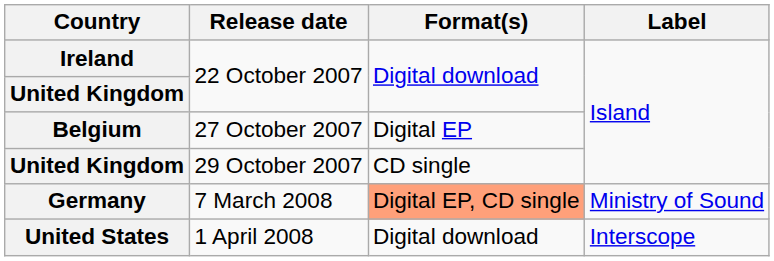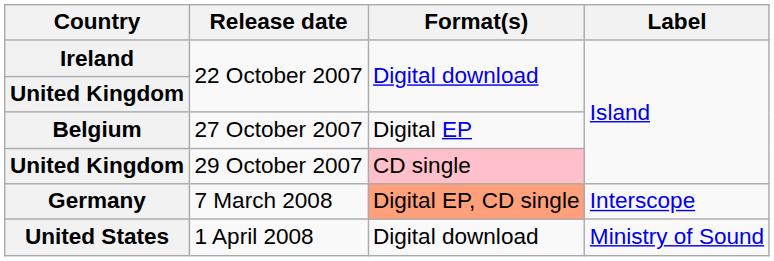(422, 165) no background -> (422, 165) pink background
(677, 201) Ministry of Sound -> (643, 201) Interscope
(643, 237) Interscope -> (677, 237) Ministry of Sound
